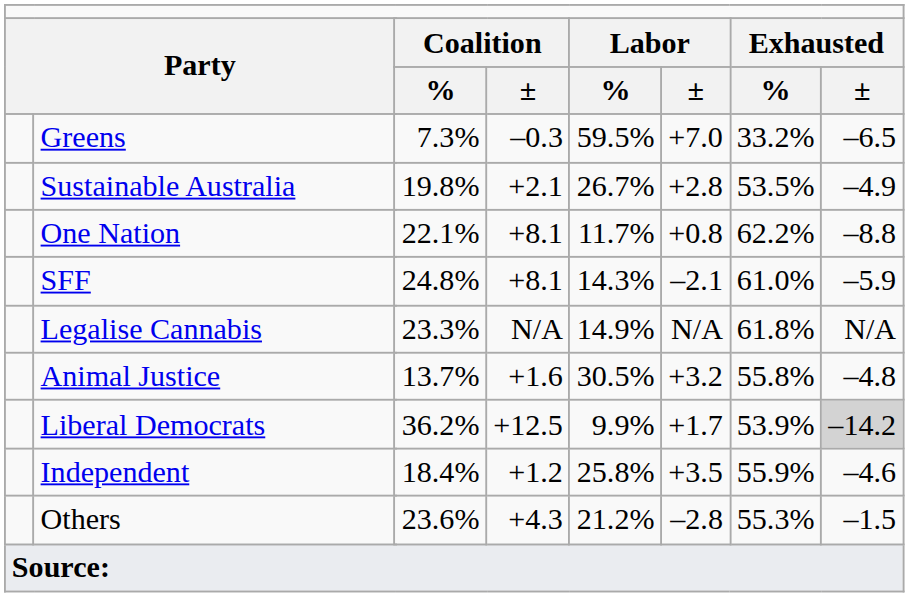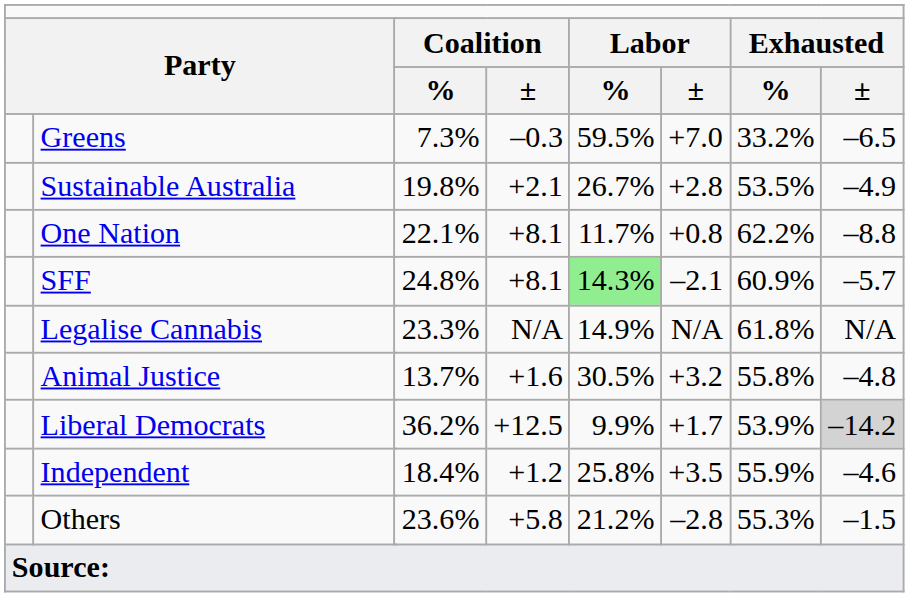(616, 280) no background -> (616, 280) lightgreen background
(776, 280) 61.0% -> (776, 280) 60.9%
(870, 280) –5.9 -> (870, 280) –5.7
(536, 519) +4.3 -> (536, 519) +5.8
